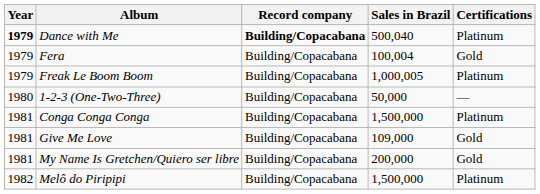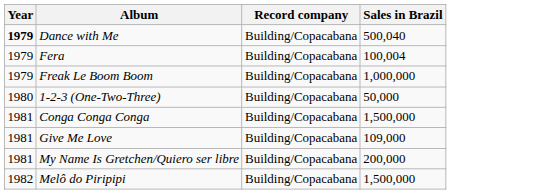- column: (494, 14)
(305, 35) bold -> (301, 35) normal
(397, 76) 1,000,005 -> (389, 76) 1,000,000
